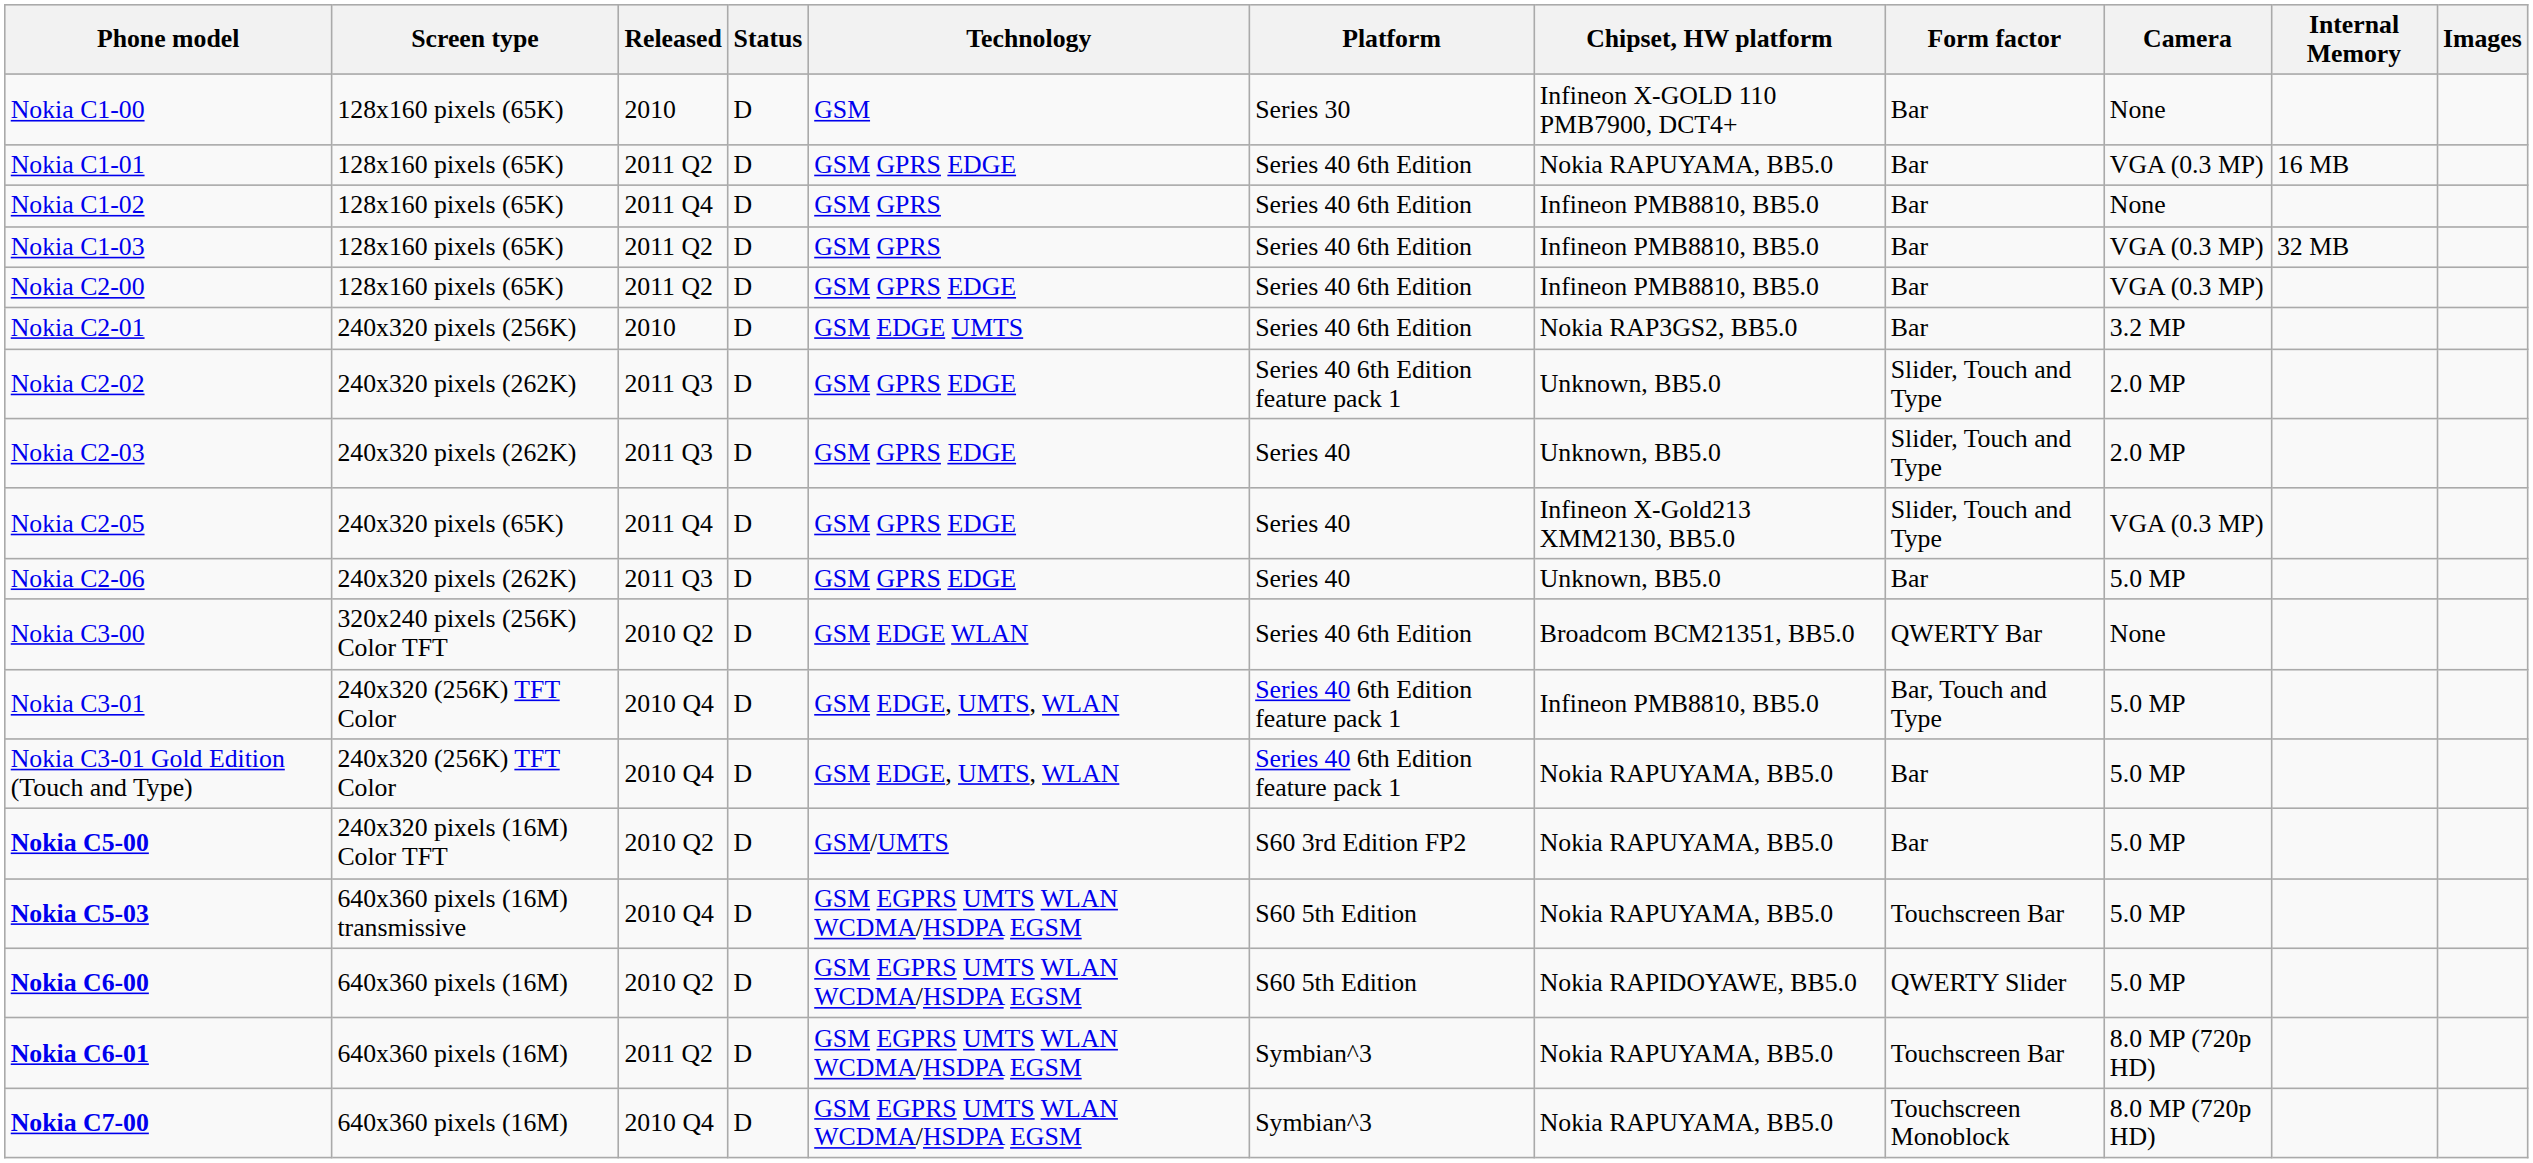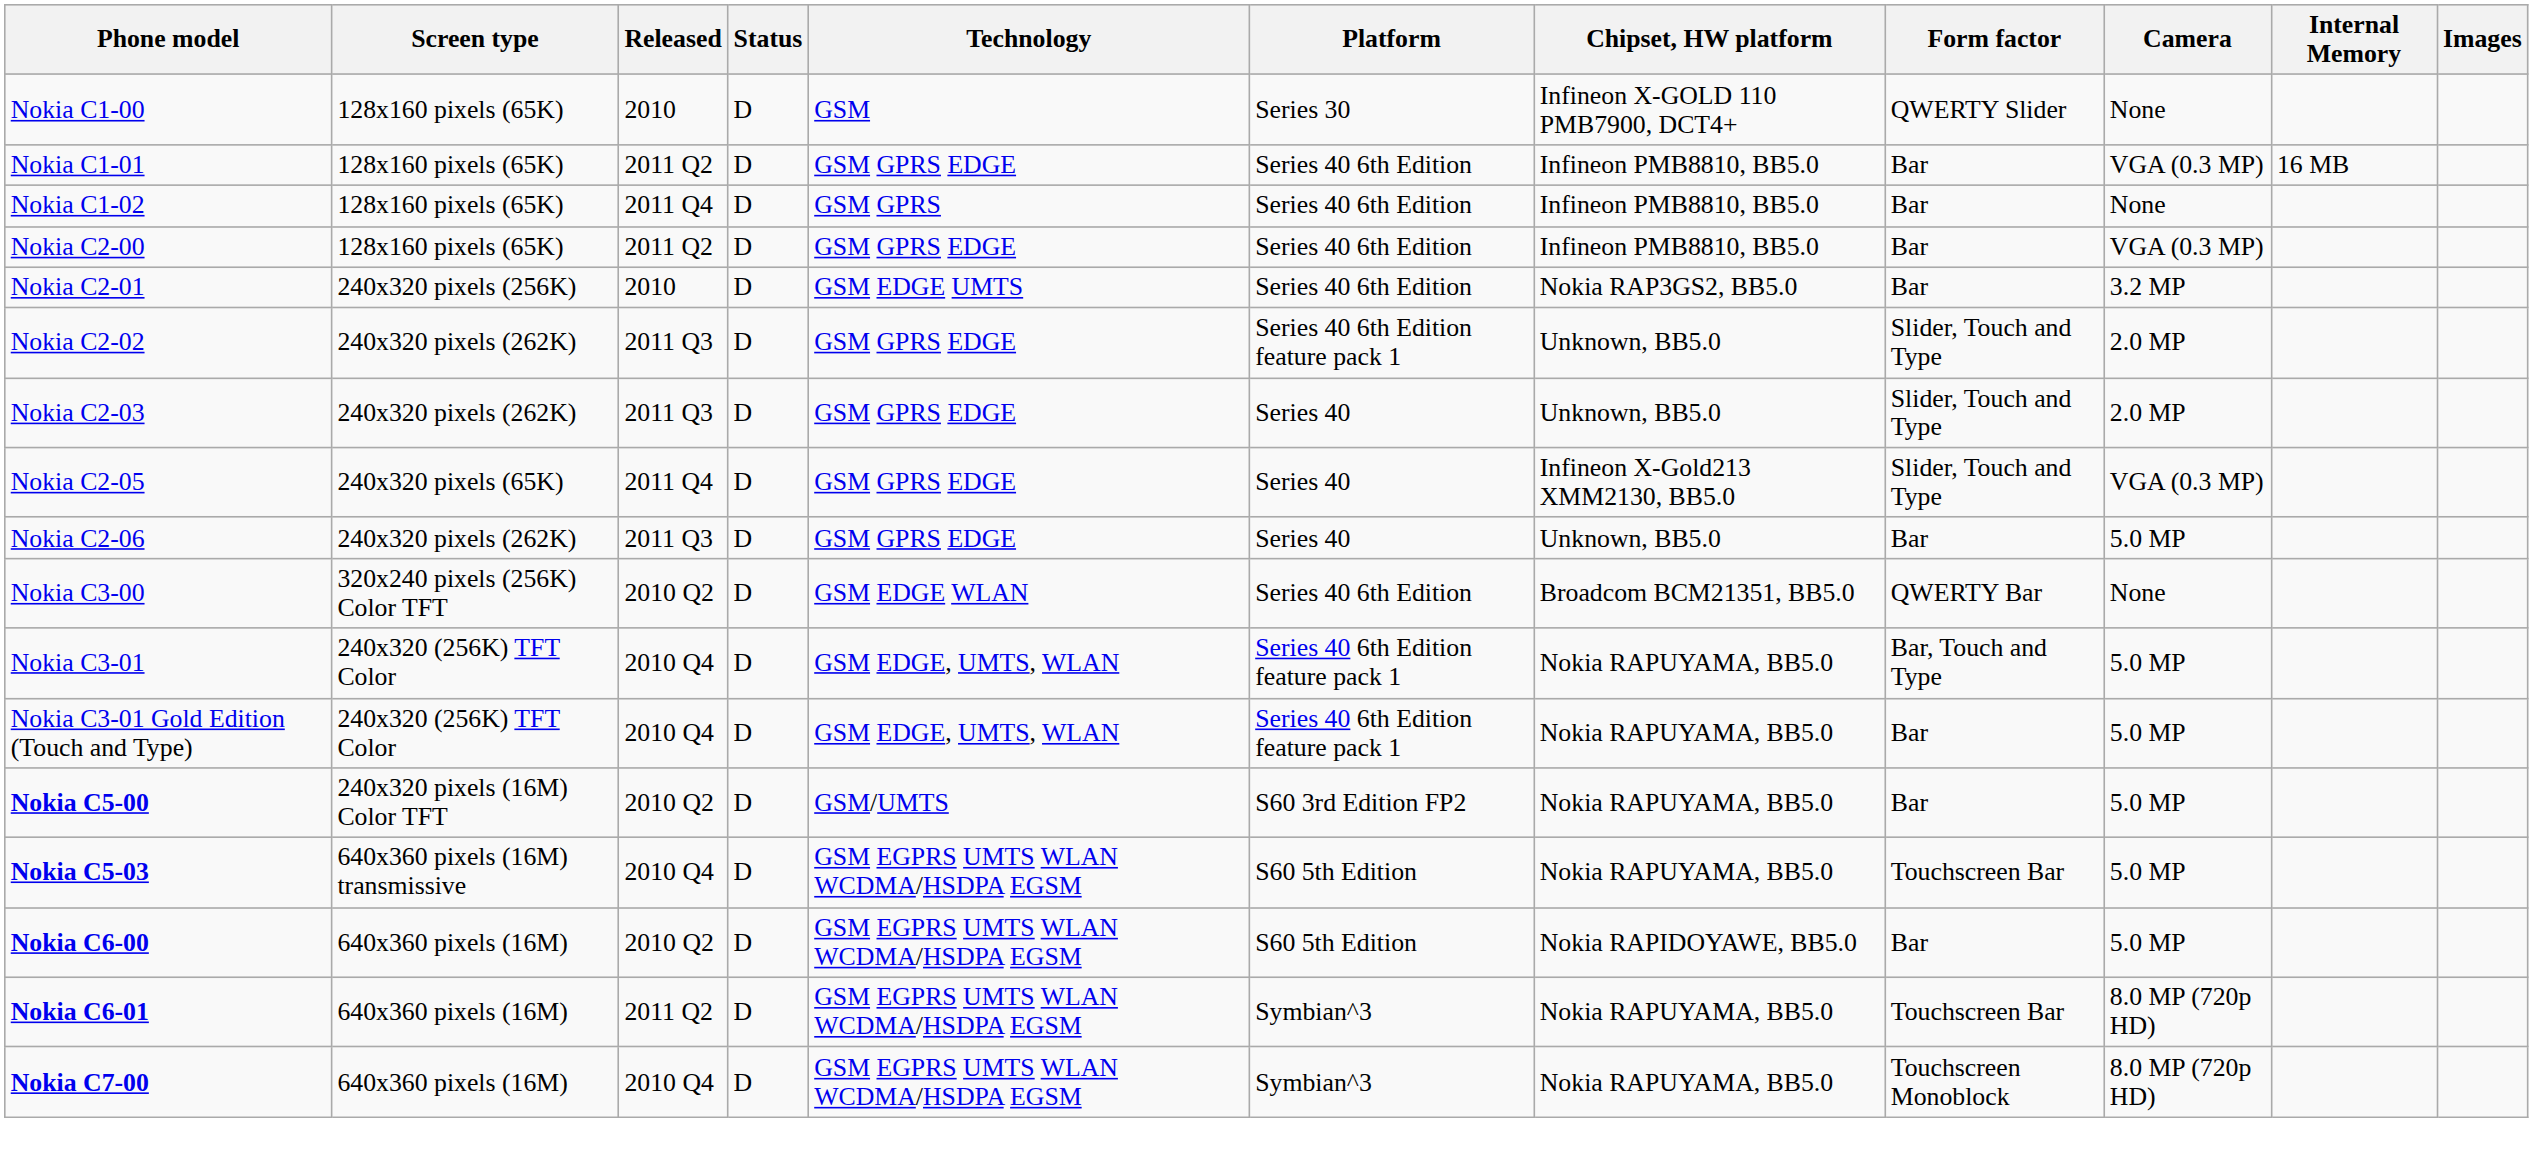(1909, 109) Bar -> (1979, 109) QWERTY Slider
(1686, 164) Nokia RAPUYAMA, BB5.0 -> (1679, 164) Infineon PMB8810, BB5.0
- row: (78, 246)
(1679, 703) Infineon PMB8810, BB5.0 -> (1686, 662) Nokia RAPUYAMA, BB5.0
(1979, 982) QWERTY Slider -> (1909, 942) Bar
